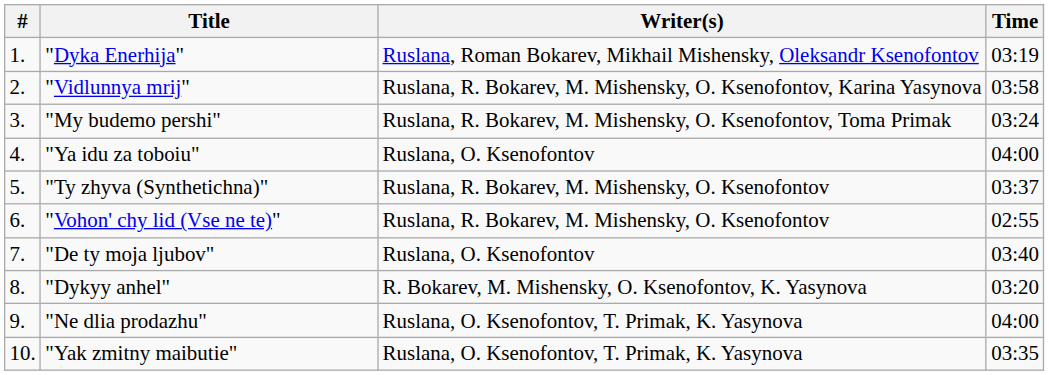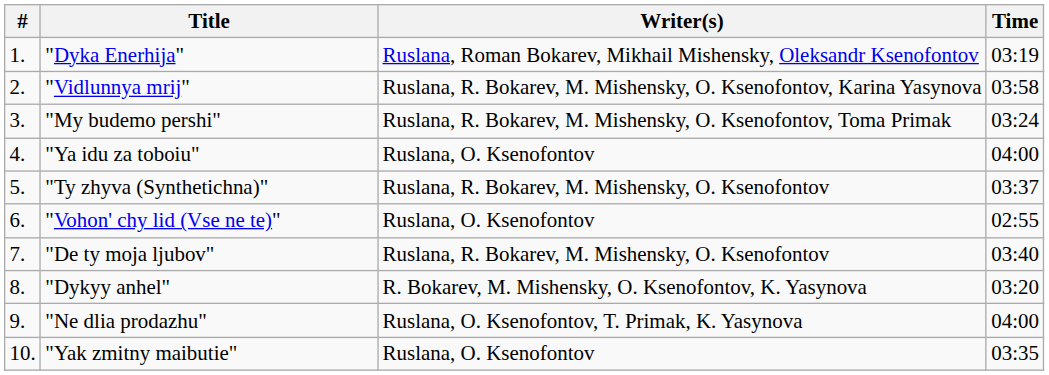(606, 220) Ruslana, R. Bokarev, M. Mishensky, O. Ksenofontov -> (488, 220) Ruslana, O. Ksenofontov
(488, 253) Ruslana, O. Ksenofontov -> (606, 253) Ruslana, R. Bokarev, M. Mishensky, O. Ksenofontov
(592, 353) Ruslana, O. Ksenofontov, T. Primak, K. Yasynova -> (488, 353) Ruslana, O. Ksenofontov
